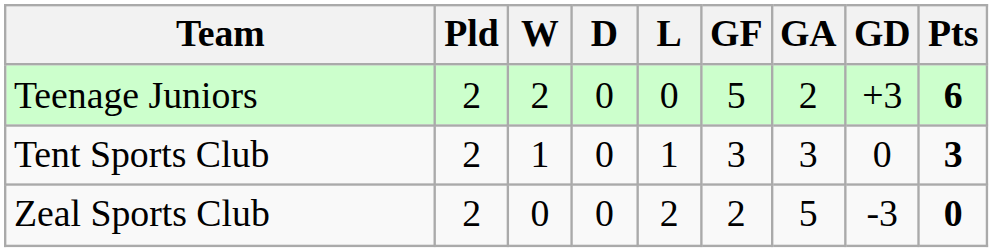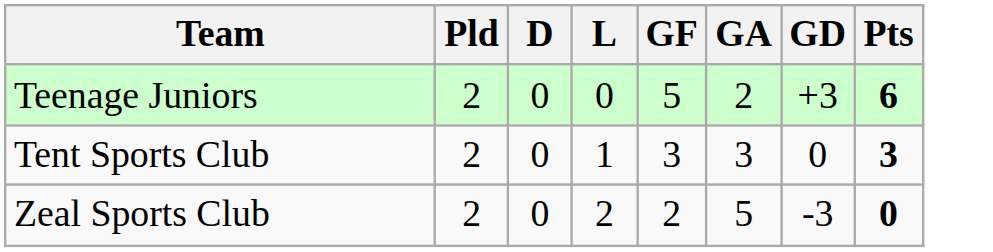- column: (540, 34)
